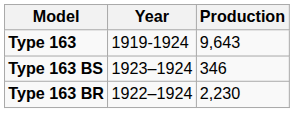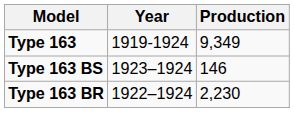(220, 42) 9,643 -> (220, 42) 9,349
(213, 68) 346 -> (213, 68) 146
